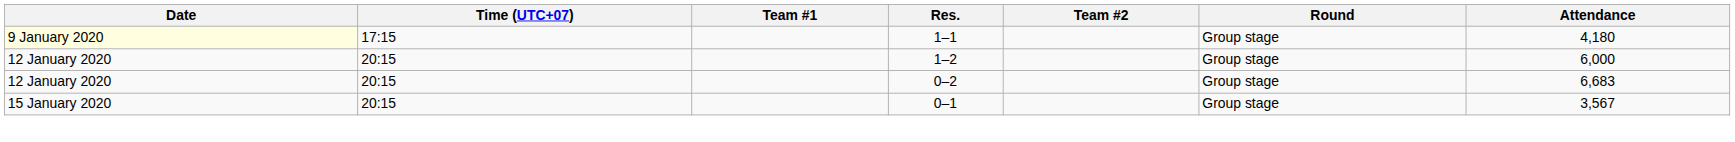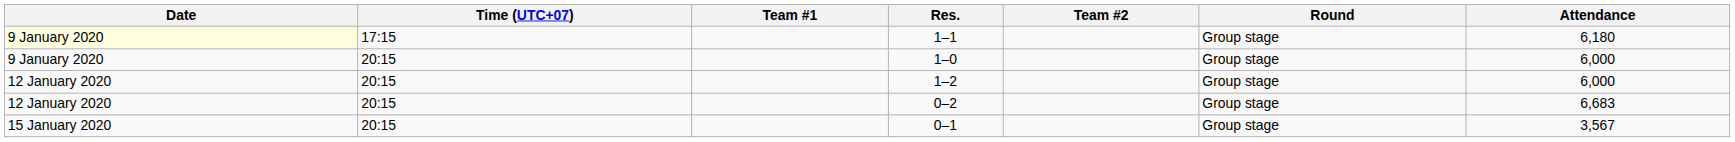(1598, 37) 4,180 -> (1598, 37) 6,180
+ row: (945, 59)
